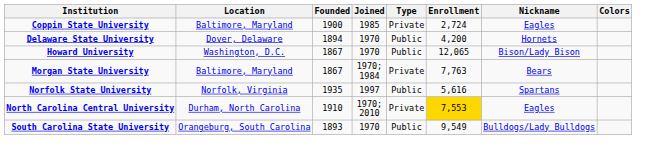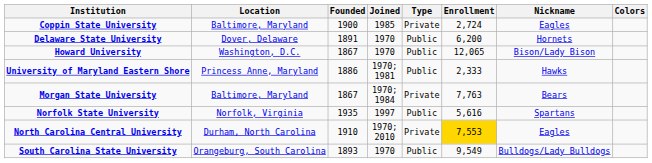(332, 39) 1894 -> (348, 39) 1891
(454, 39) 4,200 -> (469, 39) 6,200
+ row: (98, 71)
